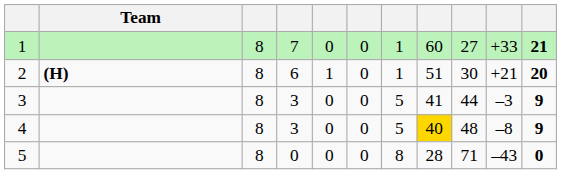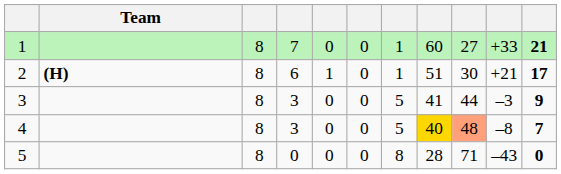(539, 73) 20 -> (539, 73) 17
(469, 127) no background -> (469, 127) lightsalmon background
(539, 127) 9 -> (539, 127) 7
